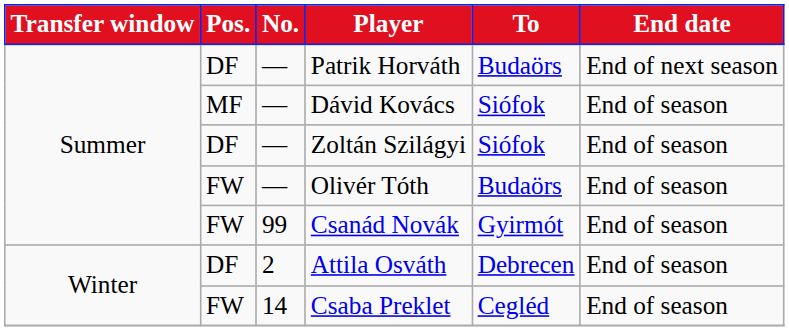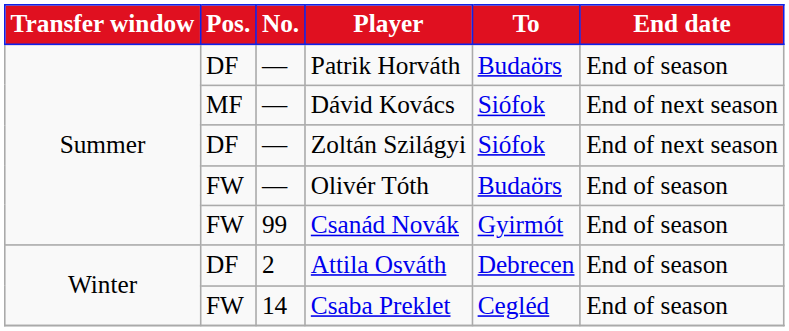(682, 64) End of next season -> (657, 64) End of season
(657, 104) End of season -> (682, 104) End of next season
(657, 144) End of season -> (682, 144) End of next season
